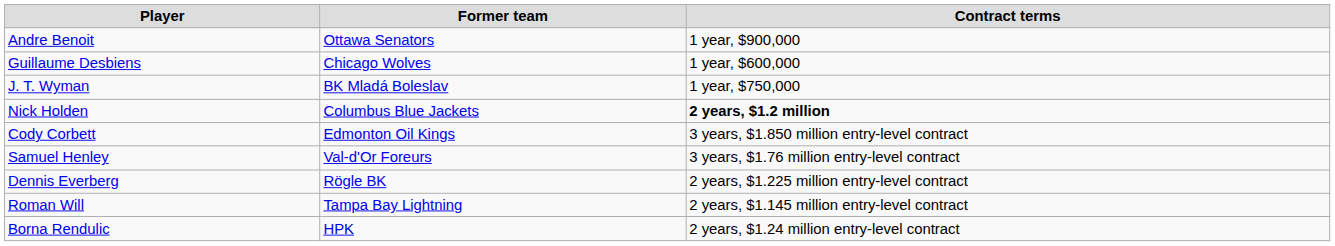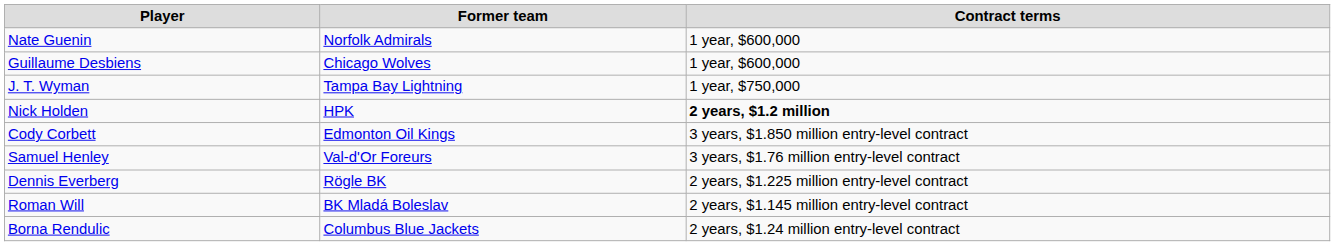- row: (51, 39)
+ row: (50, 39)
(386, 87) BK Mladá Boleslav -> (393, 87) Tampa Bay Lightning
(401, 110) Columbus Blue Jackets -> (339, 110) HPK
(393, 205) Tampa Bay Lightning -> (386, 205) BK Mladá Boleslav
(339, 228) HPK -> (401, 228) Columbus Blue Jackets
